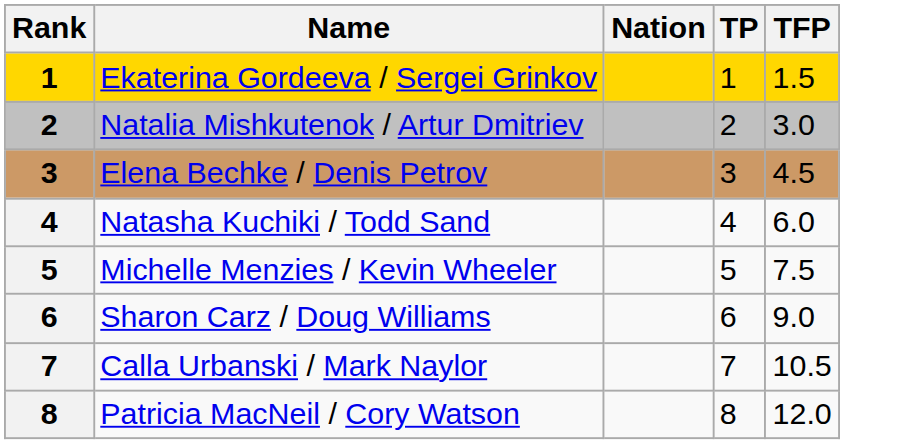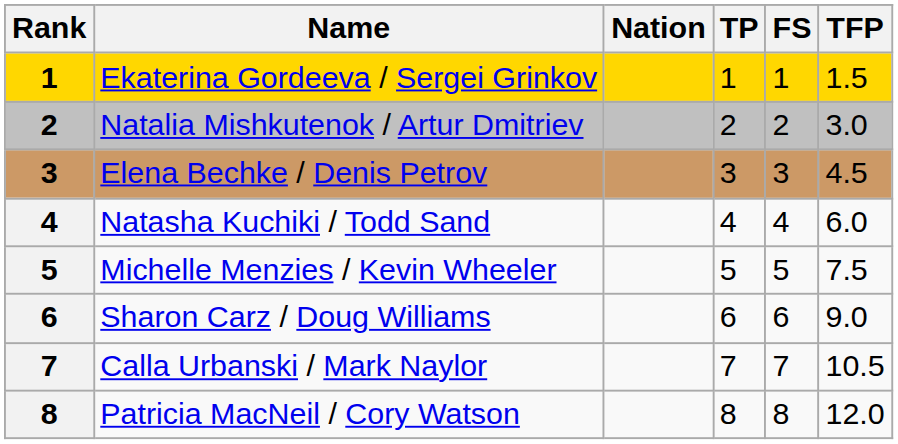+ column: (792, 28)
